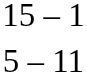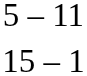rows swapped: (43, 60) <-> (43, 15)
